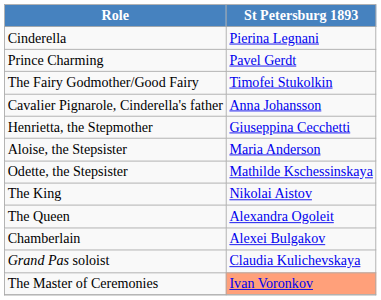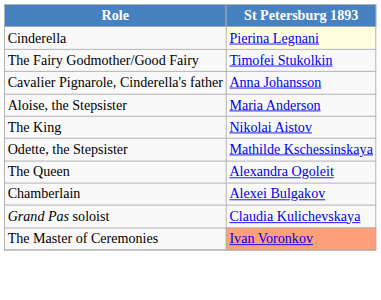(274, 37) no background -> (274, 37) lightyellow background
- row: (56, 60)
- row: (80, 127)
rows swapped: (68, 171) <-> (34, 194)
